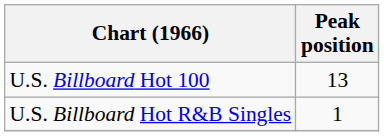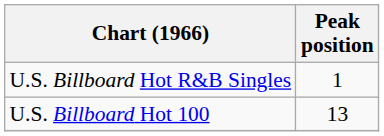rows swapped: (110, 79) <-> (150, 113)
